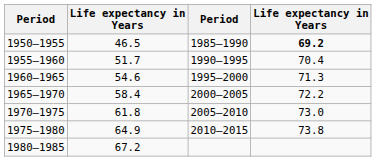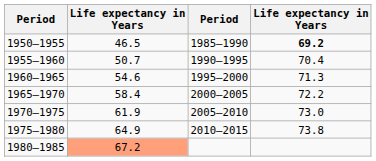(128, 60) 51.7 -> (128, 60) 50.7
(128, 112) 61.8 -> (128, 112) 61.9
(128, 147) no background -> (128, 147) lightsalmon background
